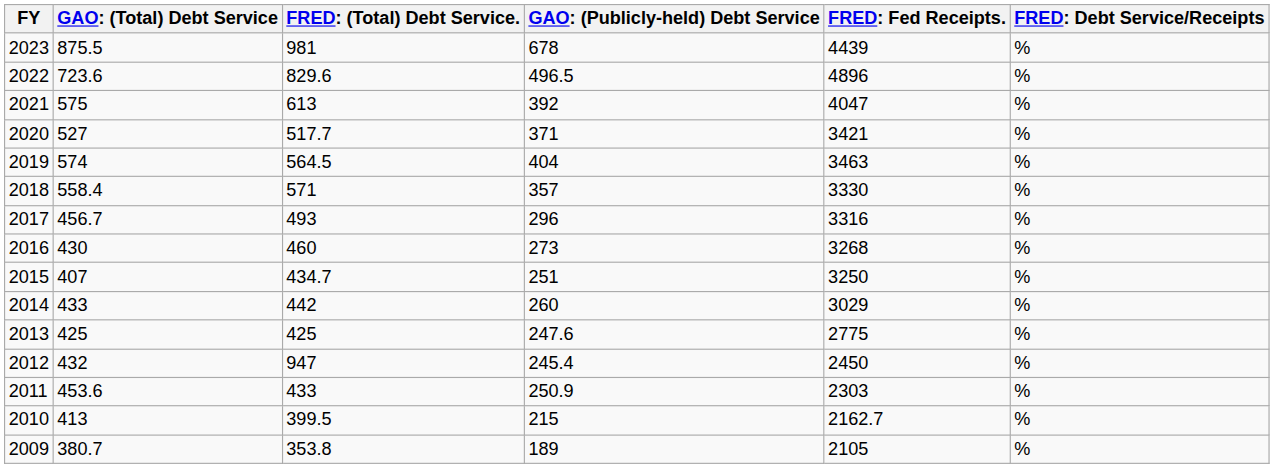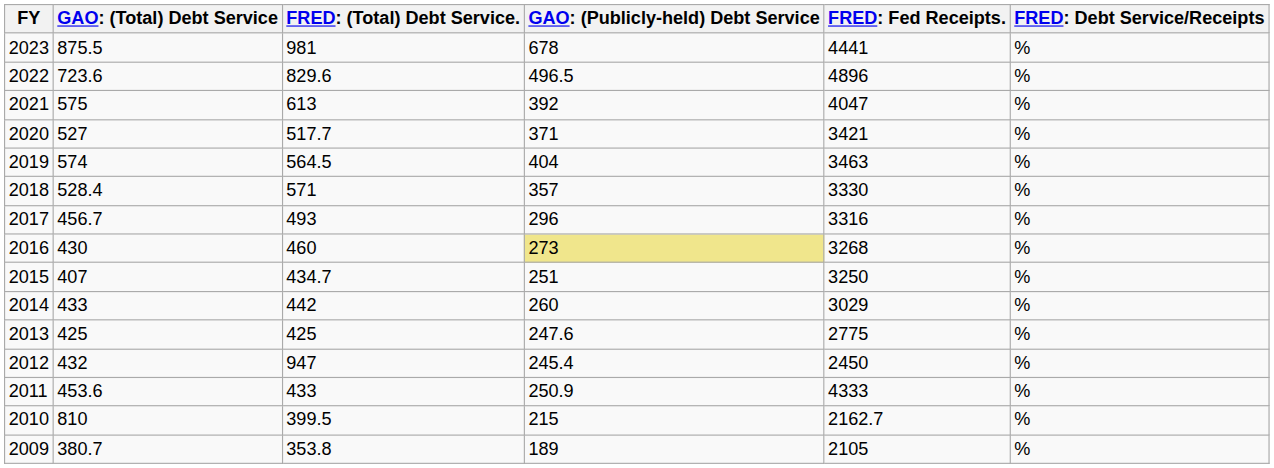(848, 47) 4439 -> (848, 47) 4441
(80, 190) 558.4 -> (80, 190) 528.4
(543, 248) no background -> (543, 248) khaki background
(848, 391) 2303 -> (848, 391) 4333
(72, 420) 413 -> (72, 420) 810
